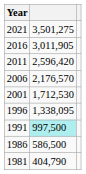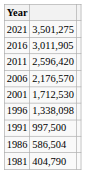(53, 111) 1,338,095 -> (53, 111) 1,338,098
(49, 128) paleturquoise background -> (49, 128) no background
(49, 144) 586,500 -> (49, 144) 586,504
